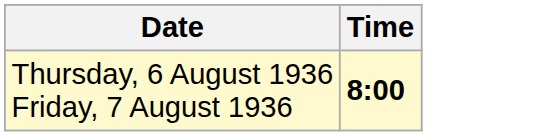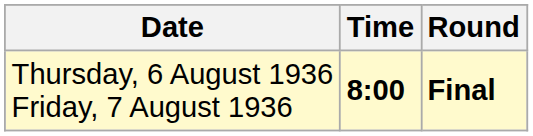+ column: (474, 27)
